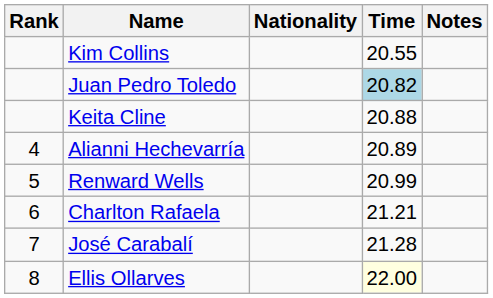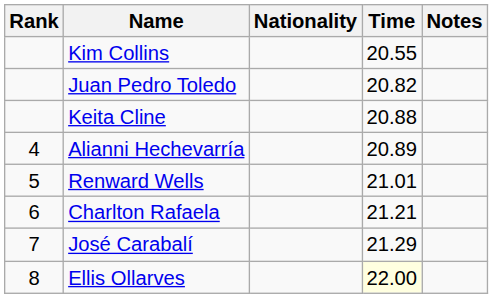(392, 85) lightblue background -> (392, 85) no background
(392, 181) 20.99 -> (392, 181) 21.01
(392, 245) 21.28 -> (392, 245) 21.29
